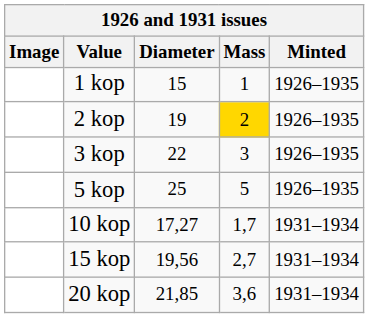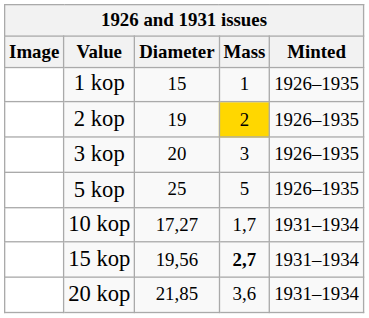(177, 154) 22 -> (177, 154) 20
(244, 259) normal -> (244, 259) bold
